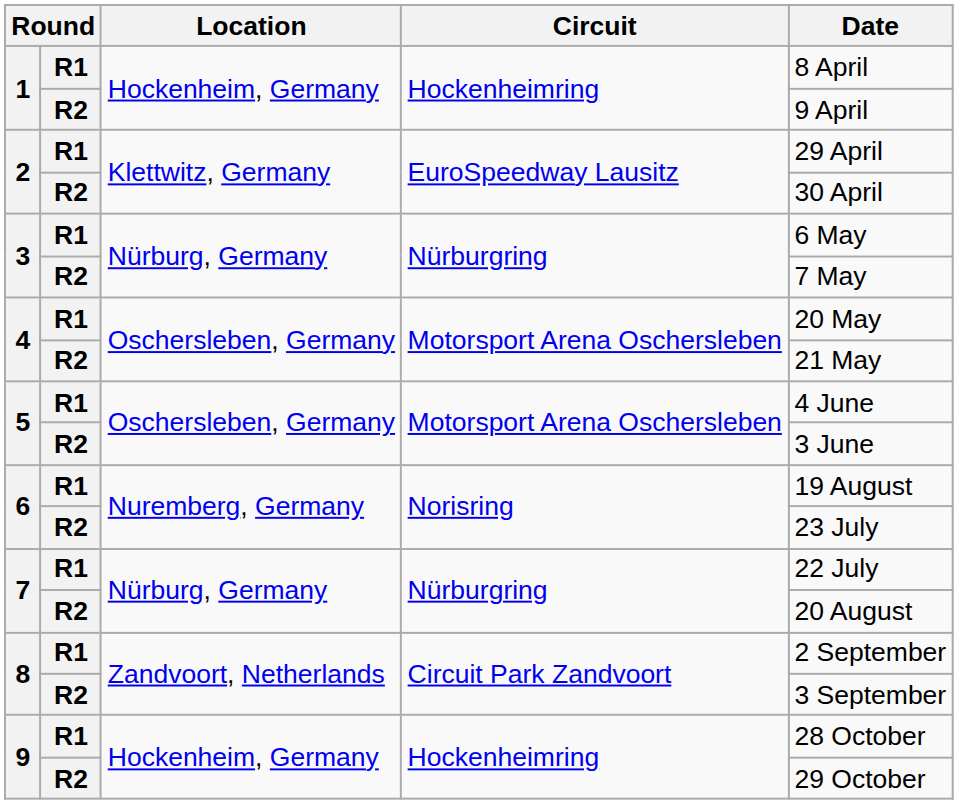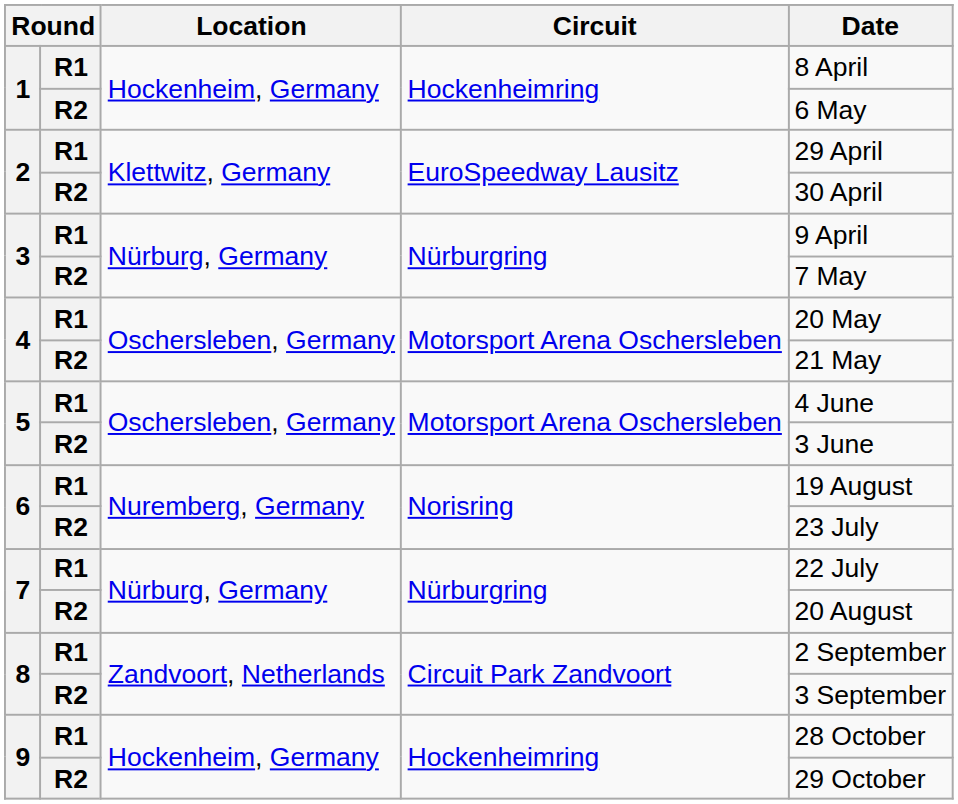(831, 109) 9 April -> (831, 109) 6 May
(831, 234) 6 May -> (831, 234) 9 April
